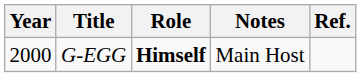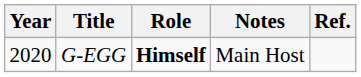(30, 54) 2000 -> (30, 54) 2020
